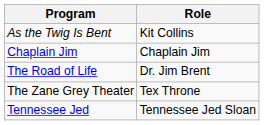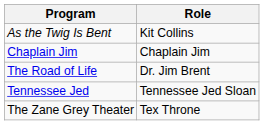rows swapped: (48, 110) <-> (71, 91)
